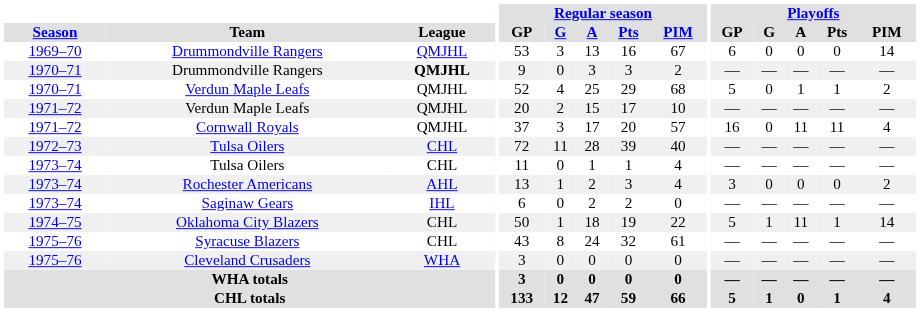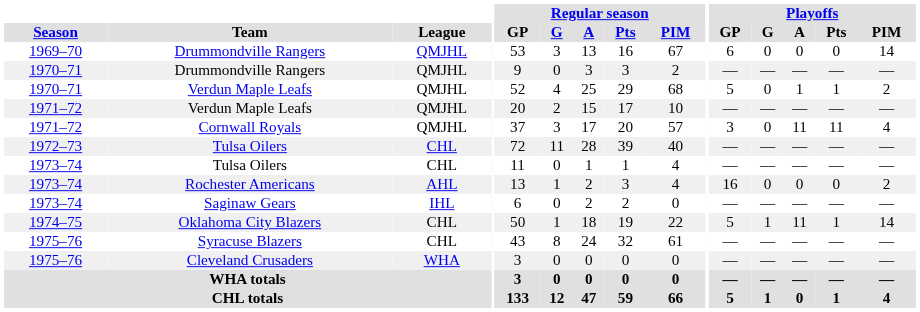(442, 70) bold -> (442, 70) normal
(732, 127) 16 -> (730, 127) 3
(732, 184) 3 -> (730, 184) 16
